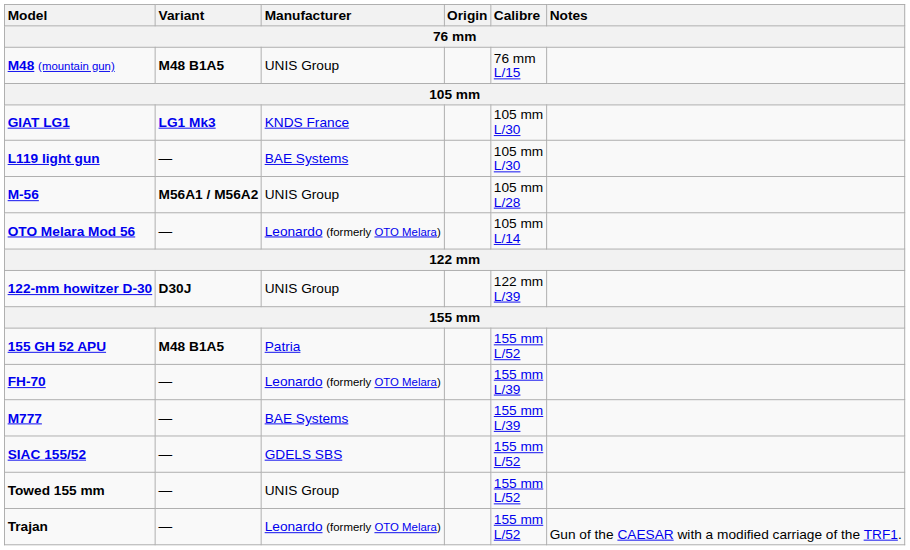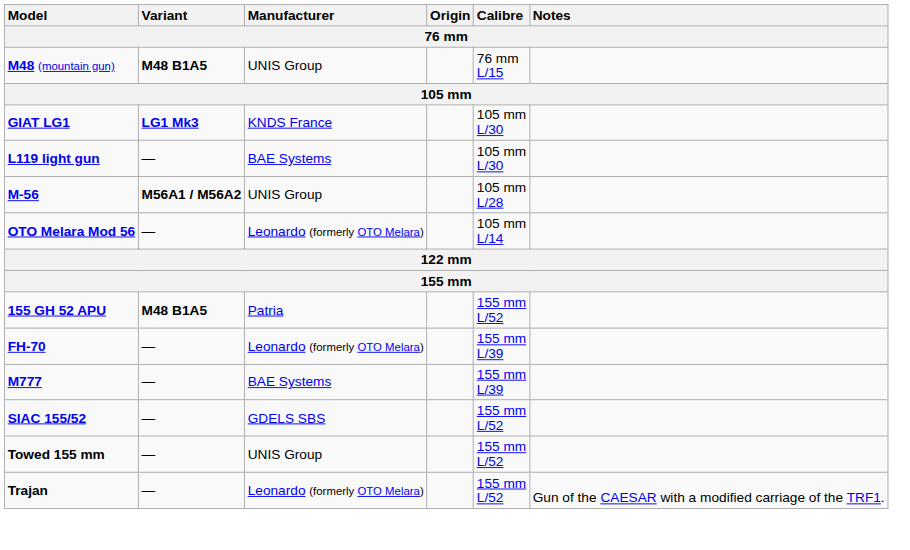- row: (80, 288)
